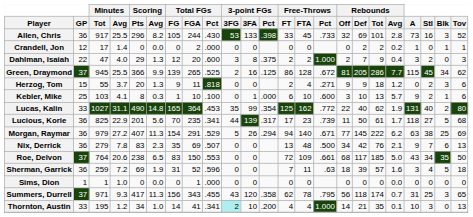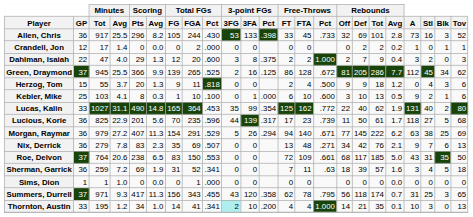(413, 72) 115 -> (413, 72) 112
(327, 84) .271 -> (327, 84) .500
(431, 84) 2 -> (431, 84) 4
(397, 96) 5.7 -> (397, 96) 0.5
(212, 121) .341 -> (212, 121) .596
(327, 145) .500 -> (327, 145) .271
(429, 157) 34 -> (429, 157) 31
(212, 170) .596 -> (212, 170) .341
